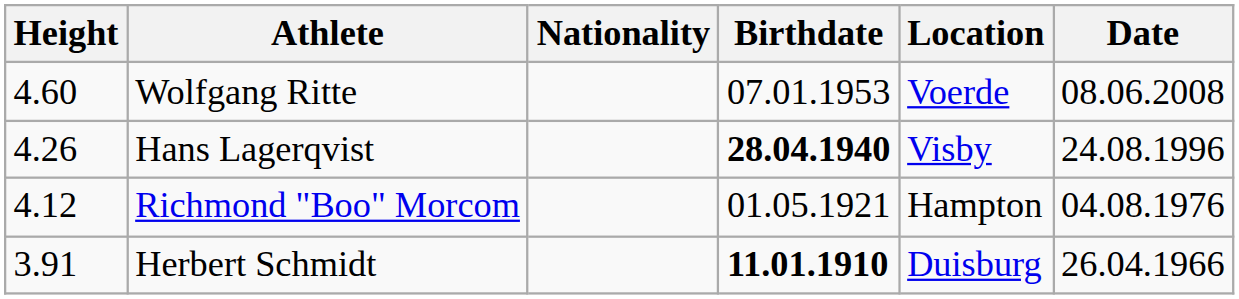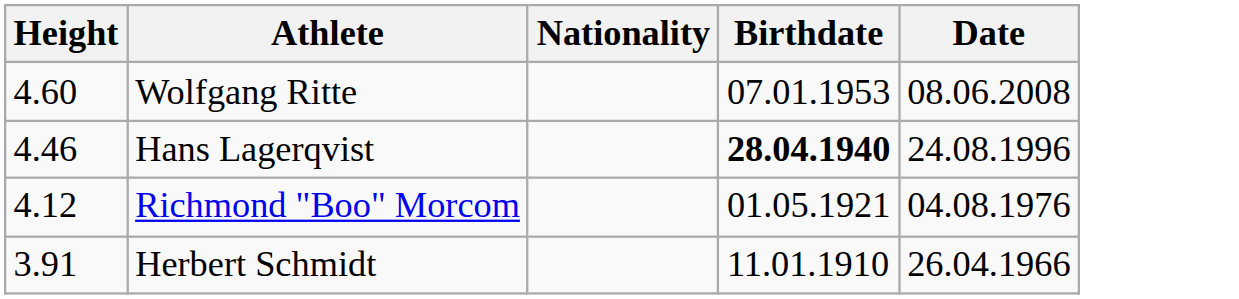- column: (976, 33)
(45, 148) 4.26 -> (45, 148) 4.46
(808, 263) bold -> (808, 263) normal
